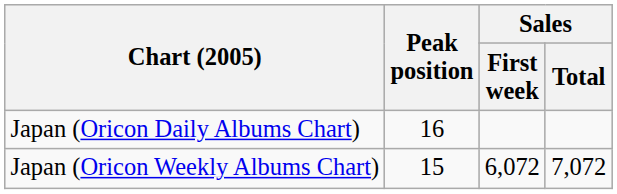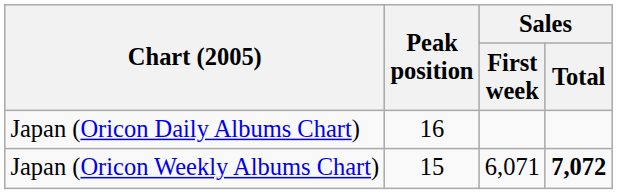(512, 167) 6,072 -> (512, 167) 6,071
(579, 167) normal -> (579, 167) bold
